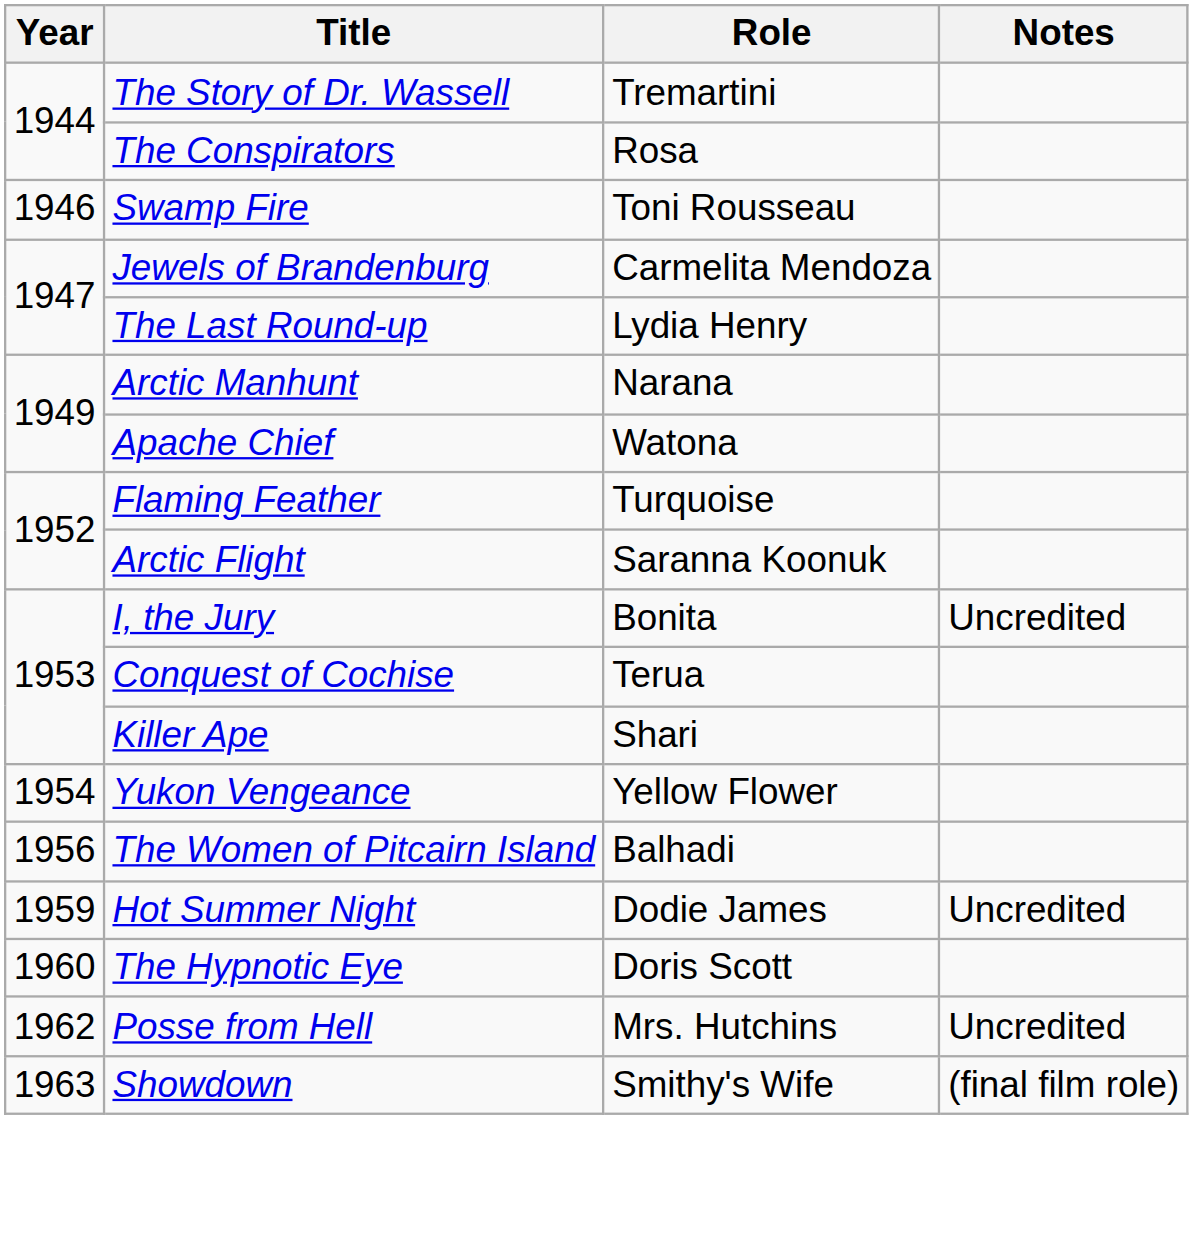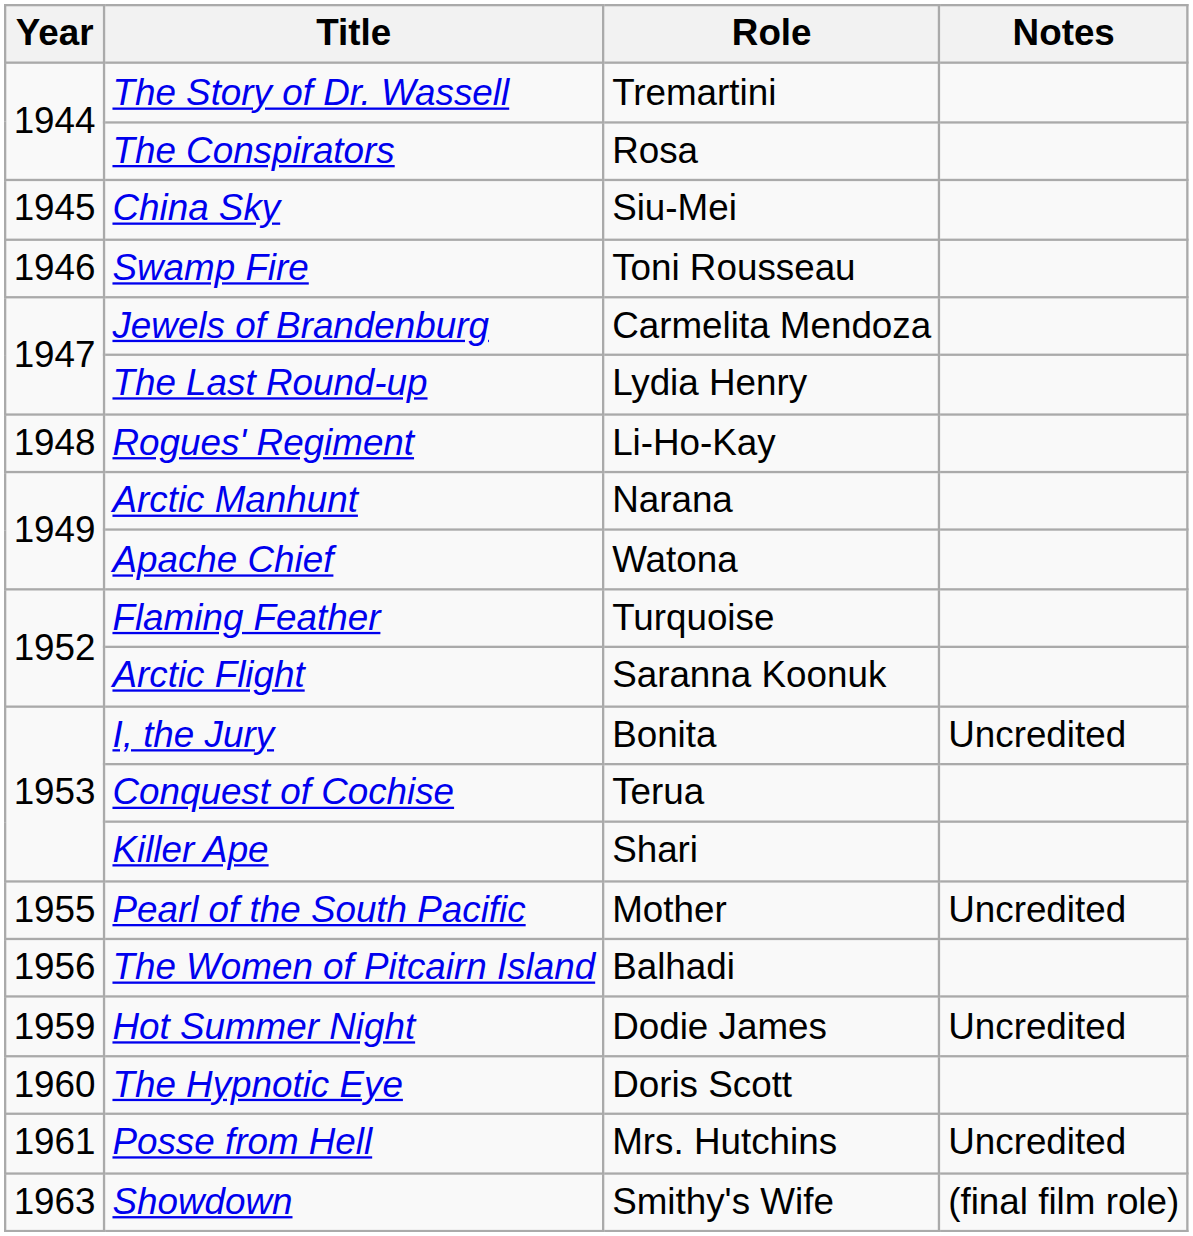+ row: (196, 208)
+ row: (263, 442)
- row: (261, 792)
+ row: (319, 909)
(55, 1025) 1962 -> (55, 1142) 1961
